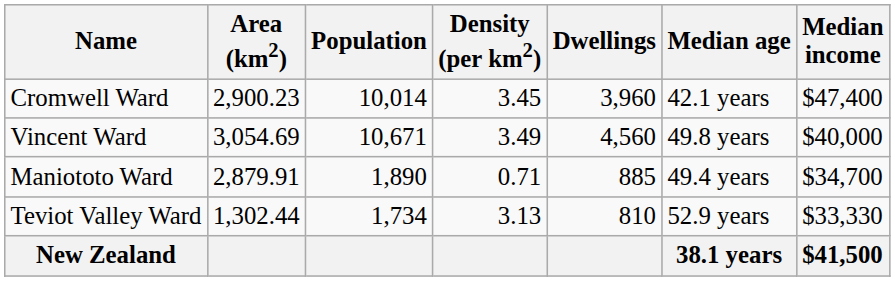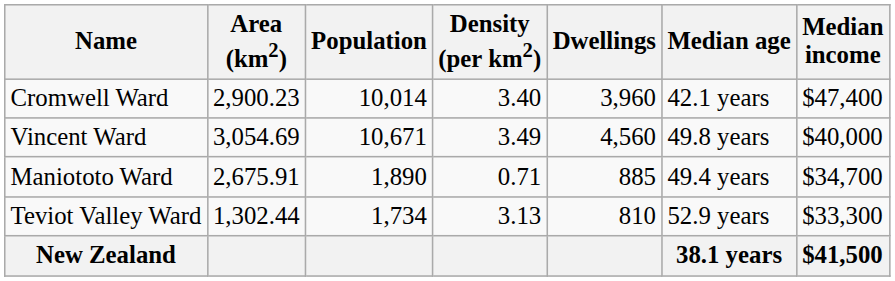(519, 98) 3.45 -> (519, 98) 3.40
(256, 176) 2,879.91 -> (256, 176) 2,675.91
(842, 216) $33,330 -> (842, 216) $33,300
